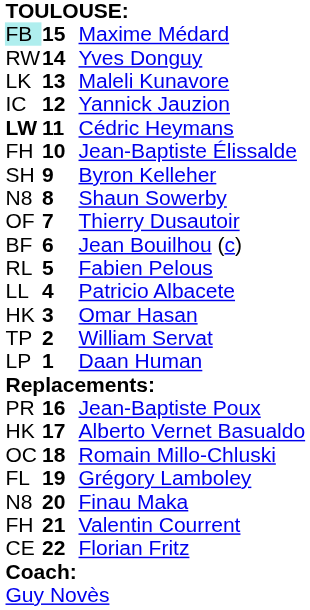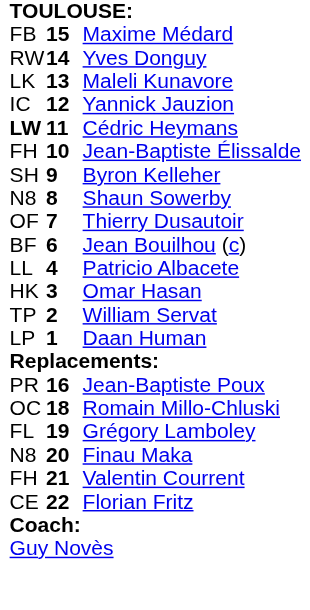(19, 34) paleturquoise background -> (23, 34) no background
- row: (146, 268)
- row: (192, 431)
